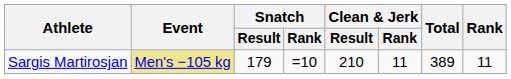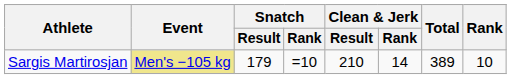(400, 62) 11 -> (400, 62) 14
(485, 62) 11 -> (485, 62) 10
